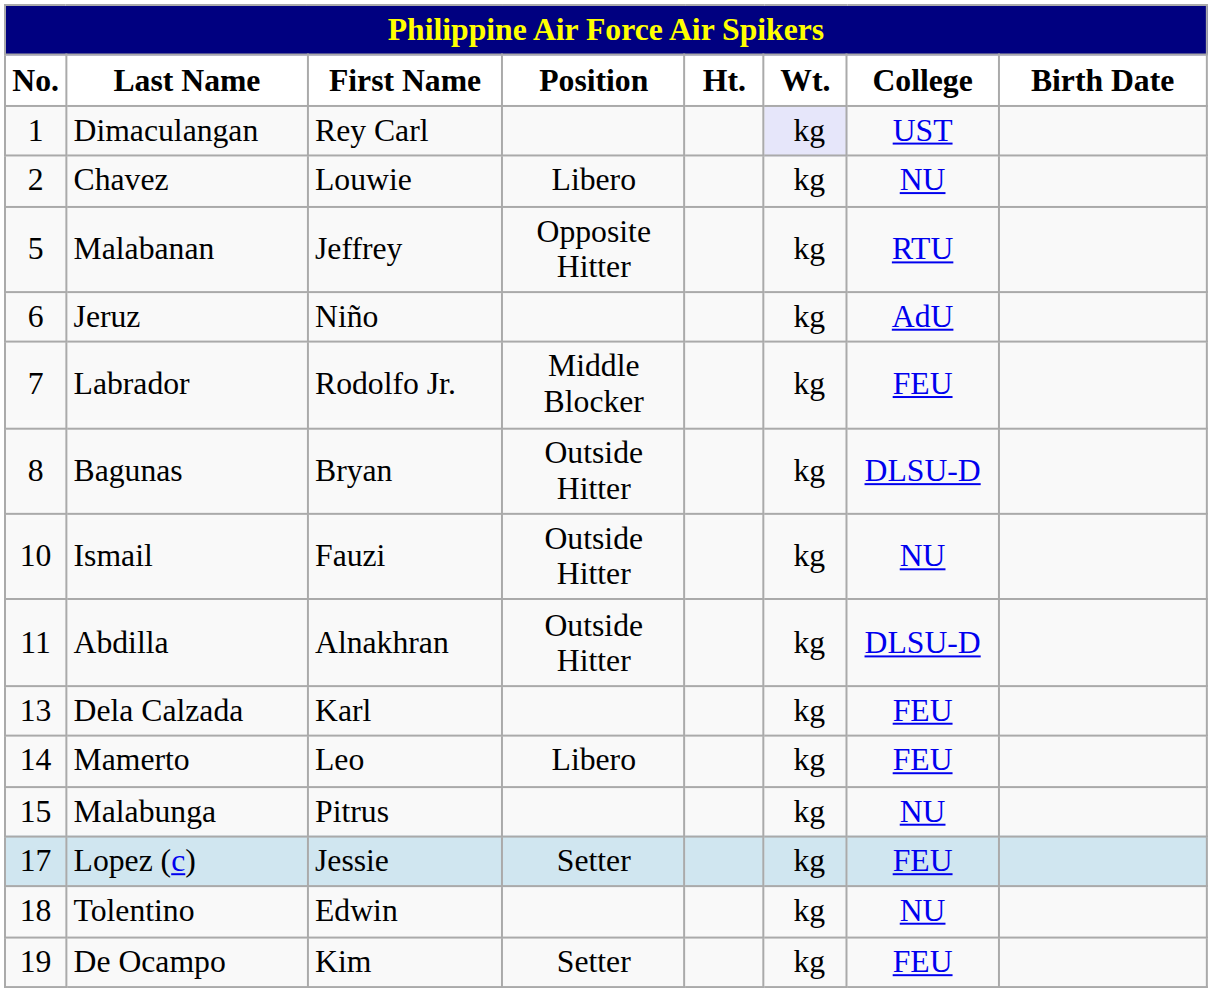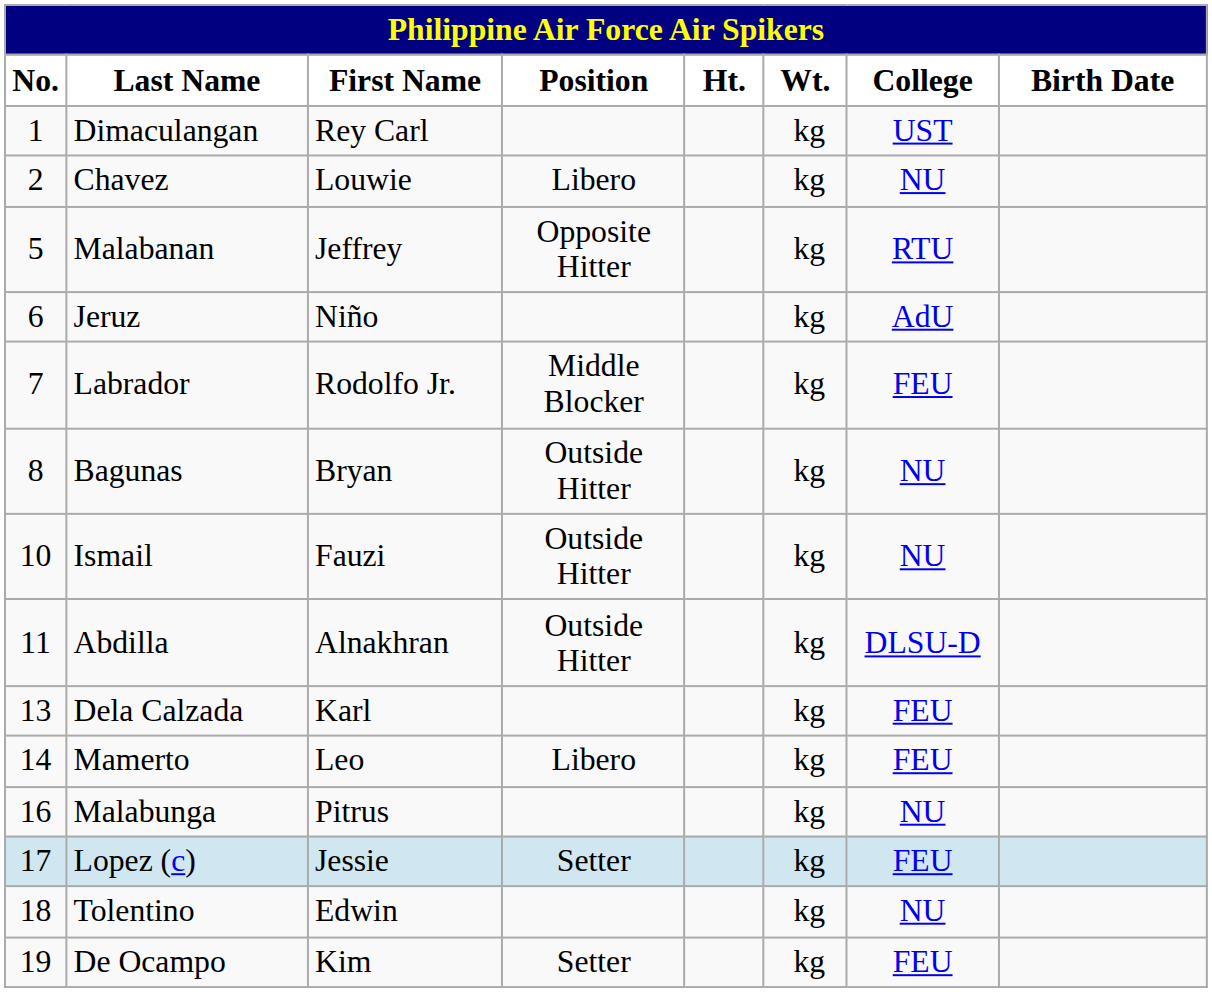(805, 130) lavender background -> (805, 130) no background
(923, 470) DLSU-D -> (923, 470) NU
(36, 810) 15 -> (36, 810) 16
